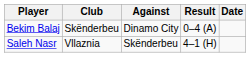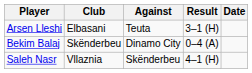+ row: (34, 28)
